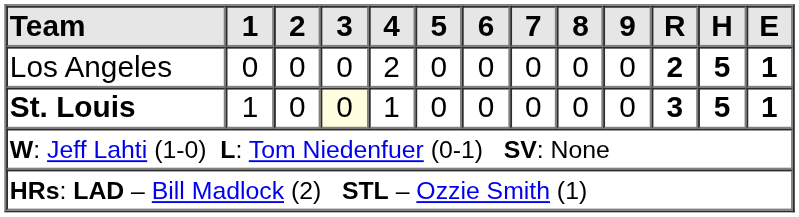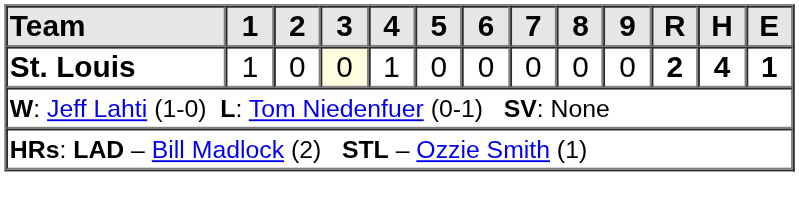- row: (91, 66)
(675, 107) 3 -> (675, 66) 2
(722, 107) 5 -> (722, 66) 4
